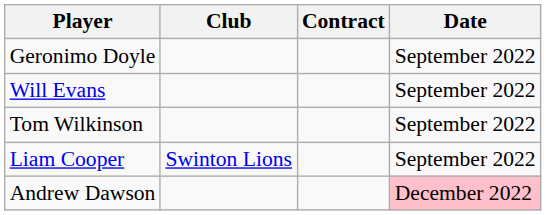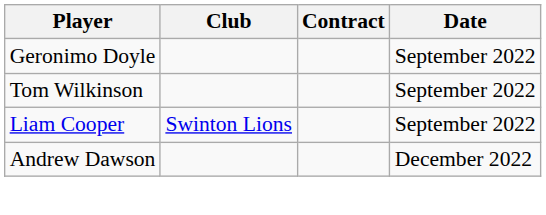- row: (58, 90)
(463, 192) pink background -> (463, 158) no background
